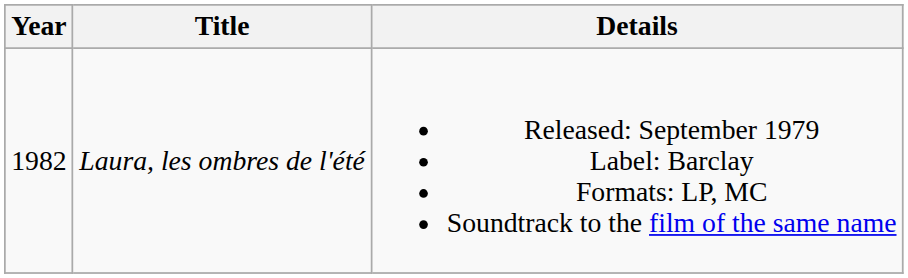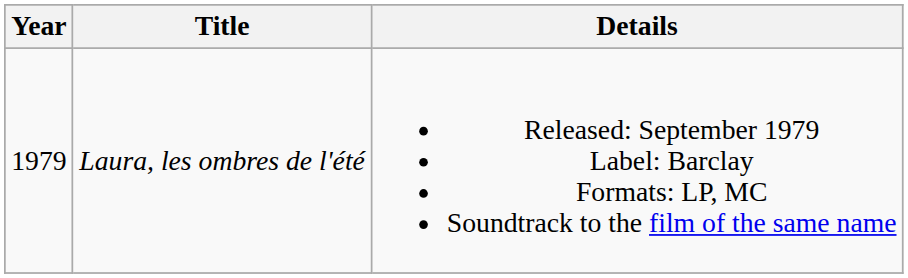(39, 160) 1982 -> (39, 160) 1979
